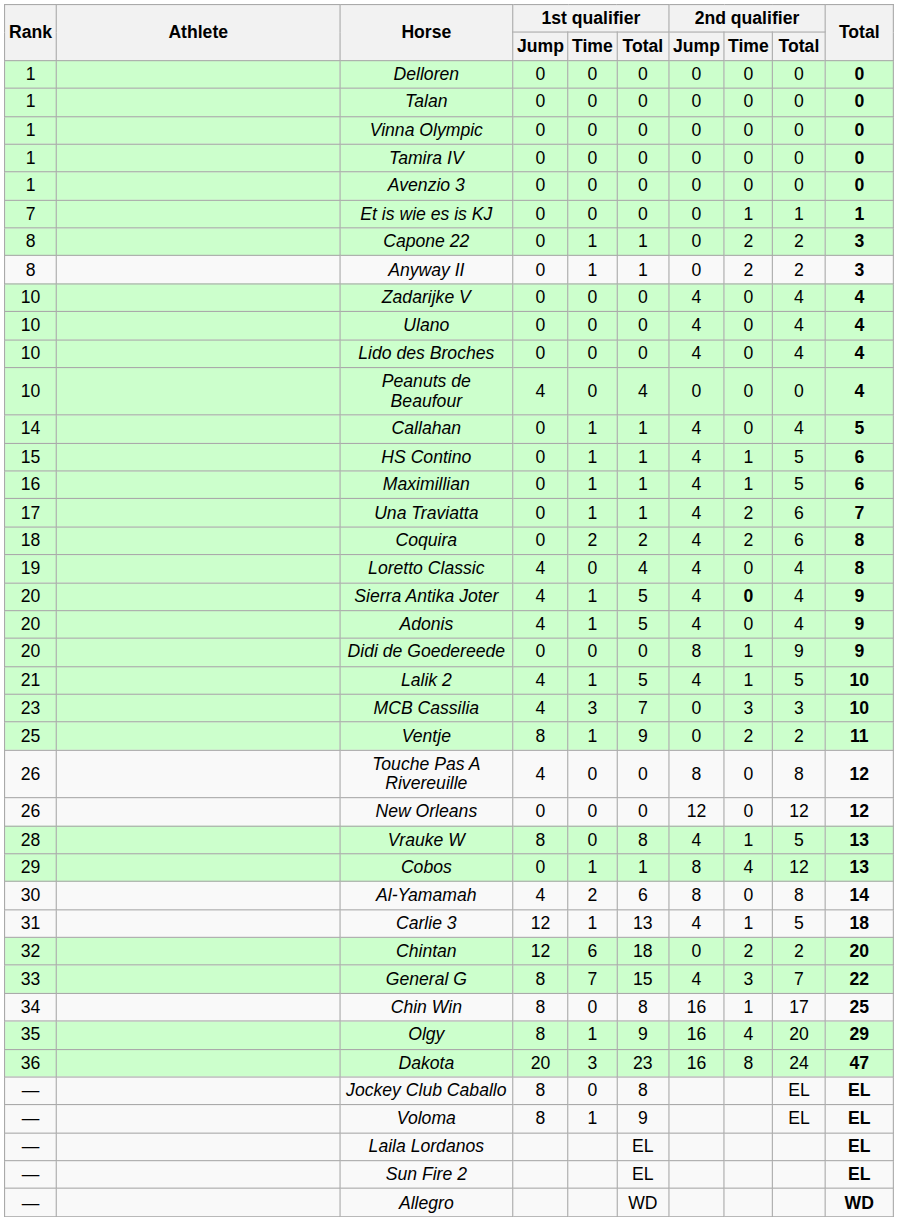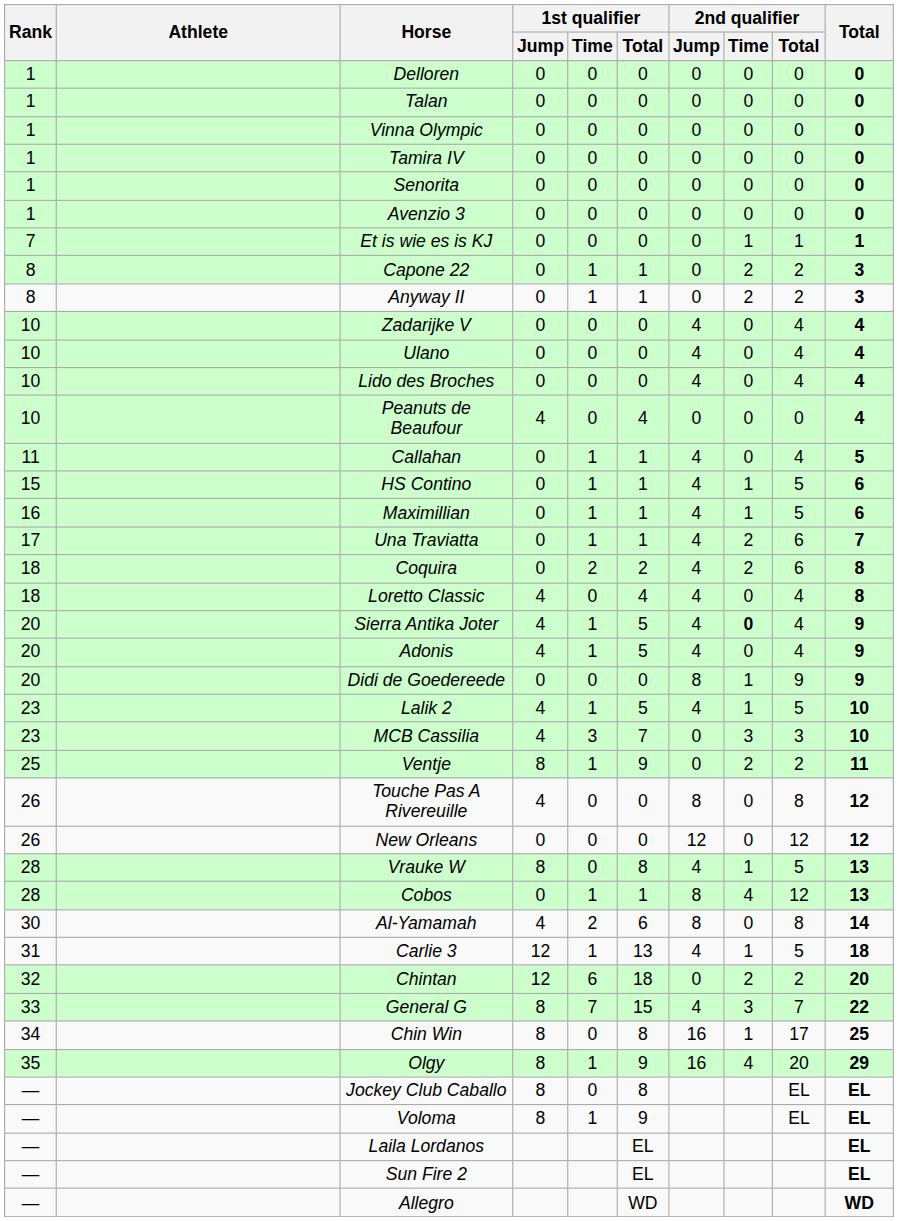+ row: (426, 185)
(31, 429) 14 -> (31, 456) 11
(31, 568) 19 -> (31, 596) 18
(31, 680) 21 -> (31, 708) 23
(31, 867) 29 -> (31, 895) 28
- row: (426, 1062)
